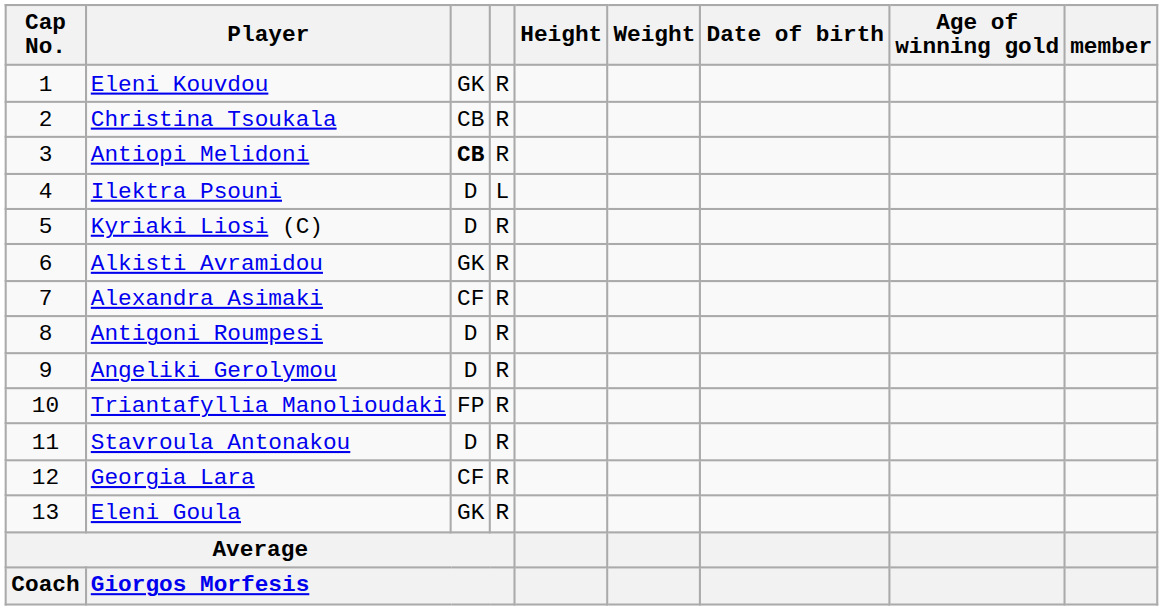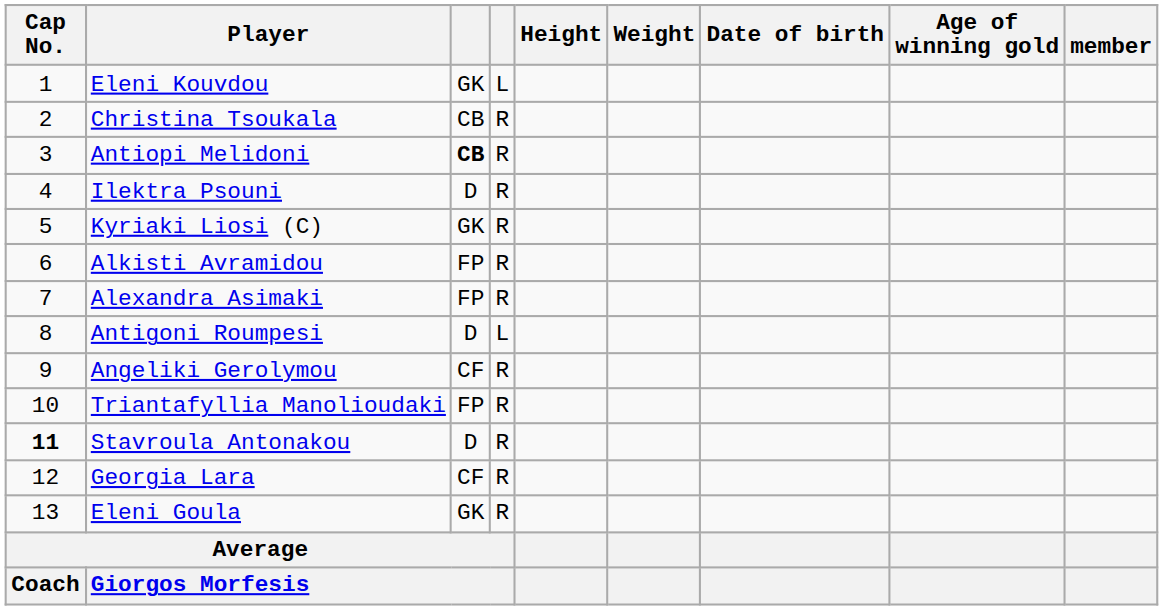(502, 84) R -> (502, 84) L
(502, 191) L -> (502, 191) R
(471, 227) D -> (471, 227) GK
(471, 263) GK -> (471, 263) FP
(471, 299) CF -> (471, 299) FP
(502, 335) R -> (502, 335) L
(471, 370) D -> (471, 370) CF
(45, 442) normal -> (45, 442) bold
